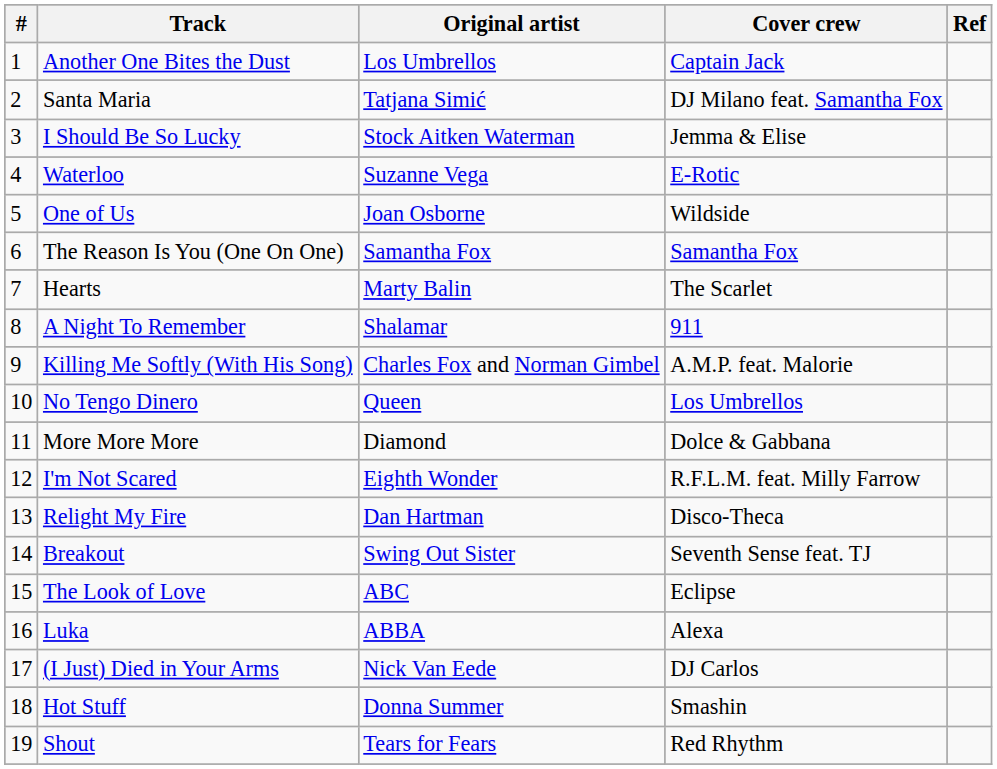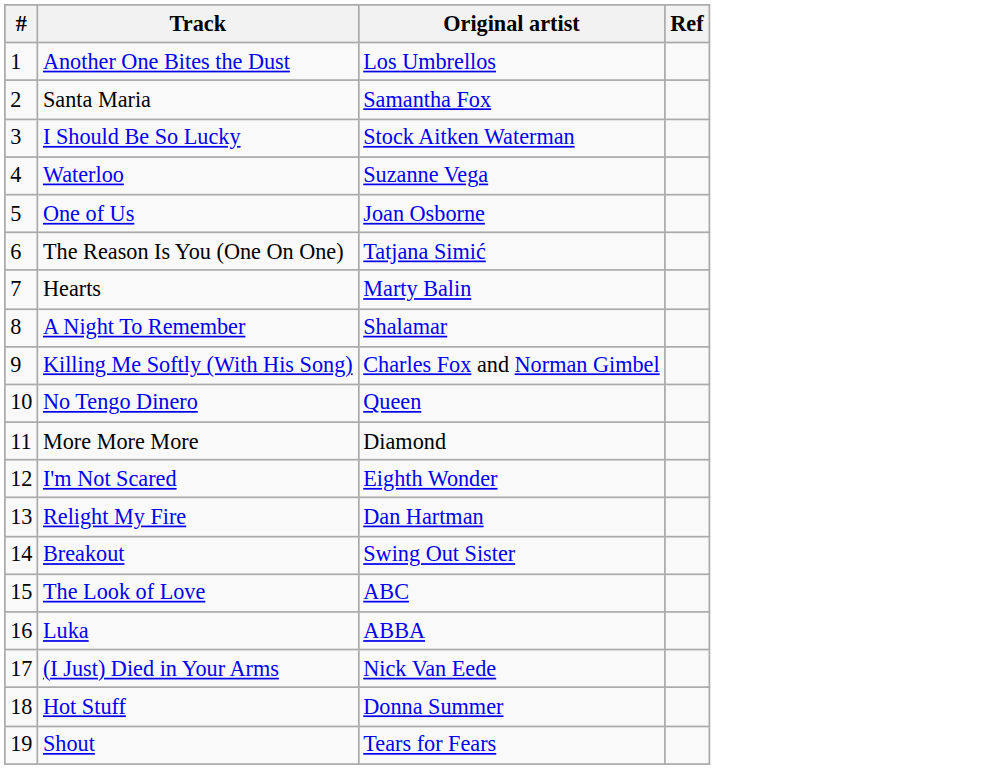- column: (806, 23)
(425, 99) Tatjana Simić -> (427, 99) Samantha Fox
(427, 251) Samantha Fox -> (425, 251) Tatjana Simić
